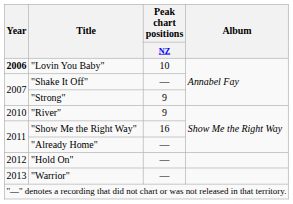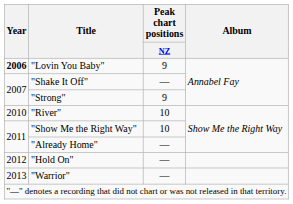(165, 66) 10 -> (165, 66) 9
(165, 113) 9 -> (165, 113) 10
(165, 129) 16 -> (165, 129) 10
